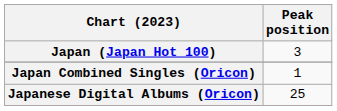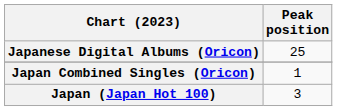rows swapped: (134, 52) <-> (134, 95)
